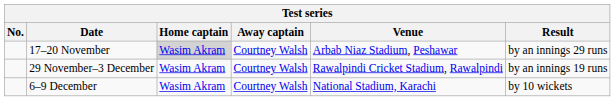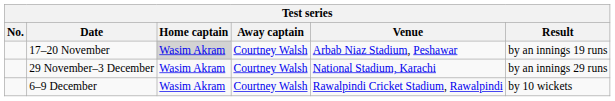(558, 50) by an innings 29 runs -> (558, 50) by an innings 19 runs
(408, 68) Rawalpindi Cricket Stadium, Rawalpindi -> (374, 68) National Stadium, Karachi
(558, 68) by an innings 19 runs -> (558, 68) by an innings 29 runs
(374, 86) National Stadium, Karachi -> (408, 86) Rawalpindi Cricket Stadium, Rawalpindi
